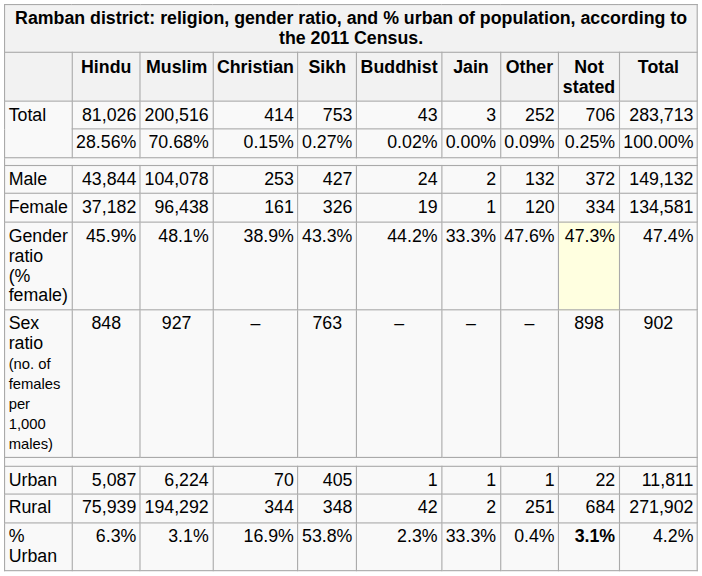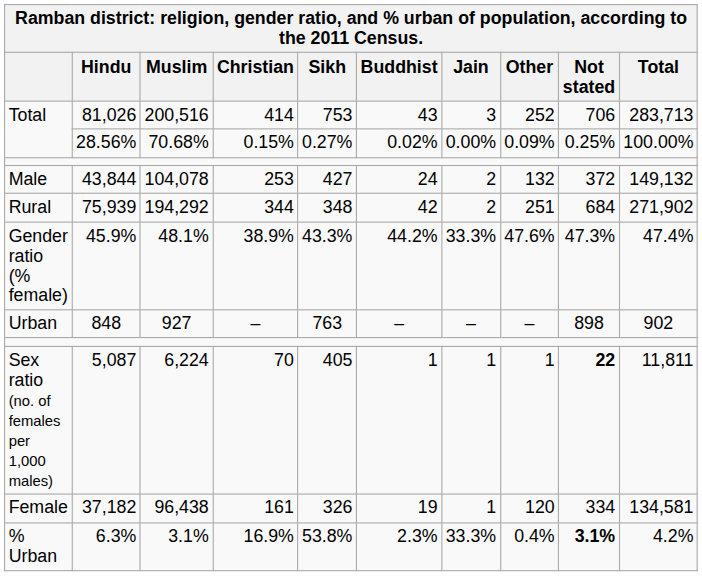rows swapped: (109, 207) <-> (109, 508)
(590, 235) lightyellow background -> (590, 235) no background
(35, 383) Sex ratio (no. of females per 1,000 males) -> (33, 323) Urban
(33, 480) Urban -> (35, 420) Sex ratio (no. of females per 1,000 males)
(605, 480) normal -> (605, 360) bold
